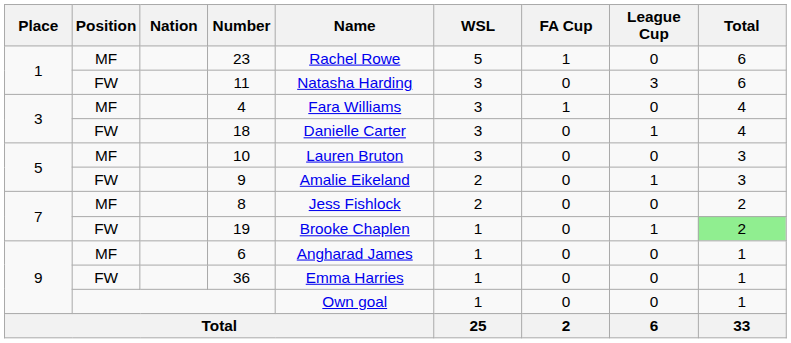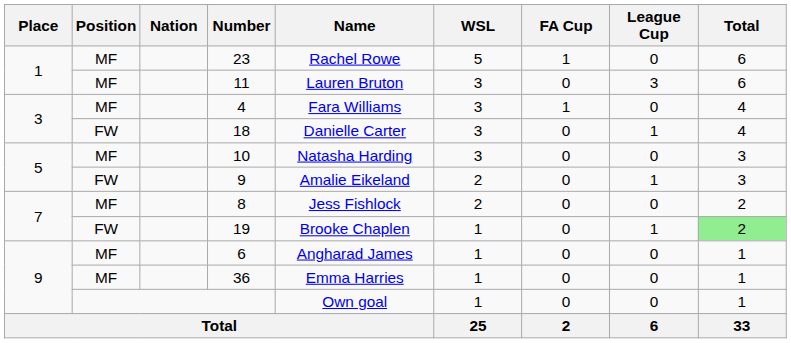(106, 83) FW -> (106, 83) MF
(355, 83) Natasha Harding -> (355, 83) Lauren Bruton
(355, 156) Lauren Bruton -> (355, 156) Natasha Harding
(106, 277) FW -> (106, 277) MF
